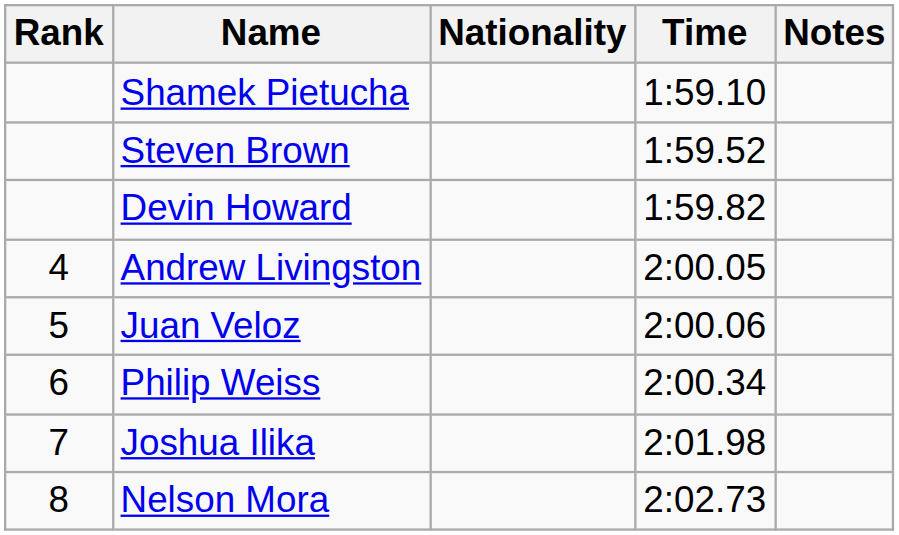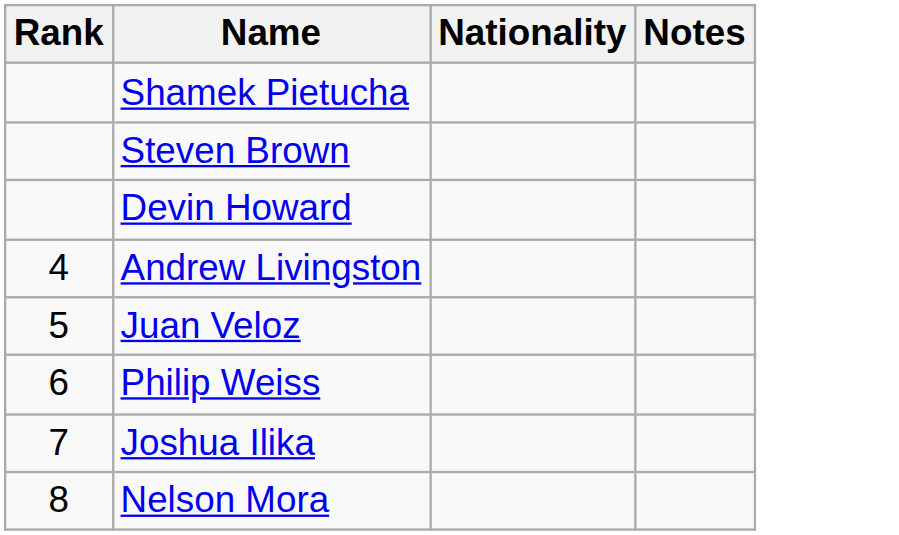- column: (705, 33)
